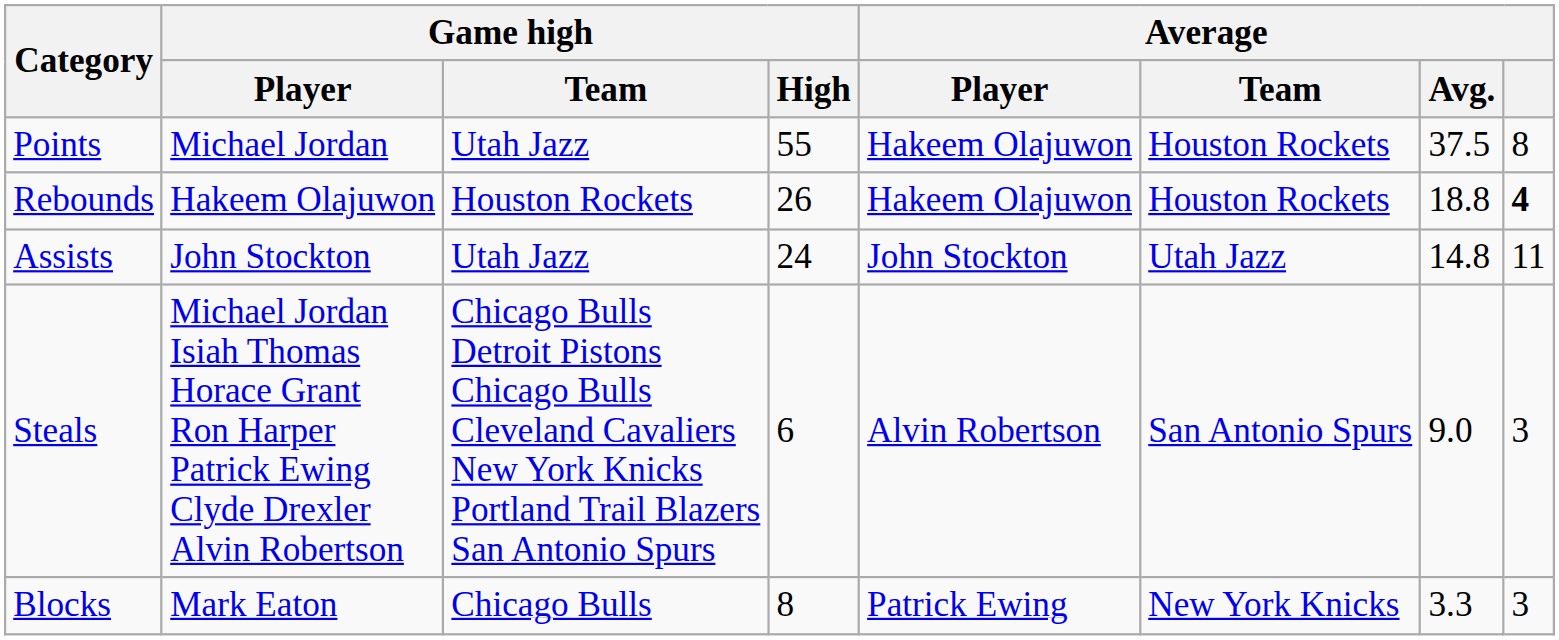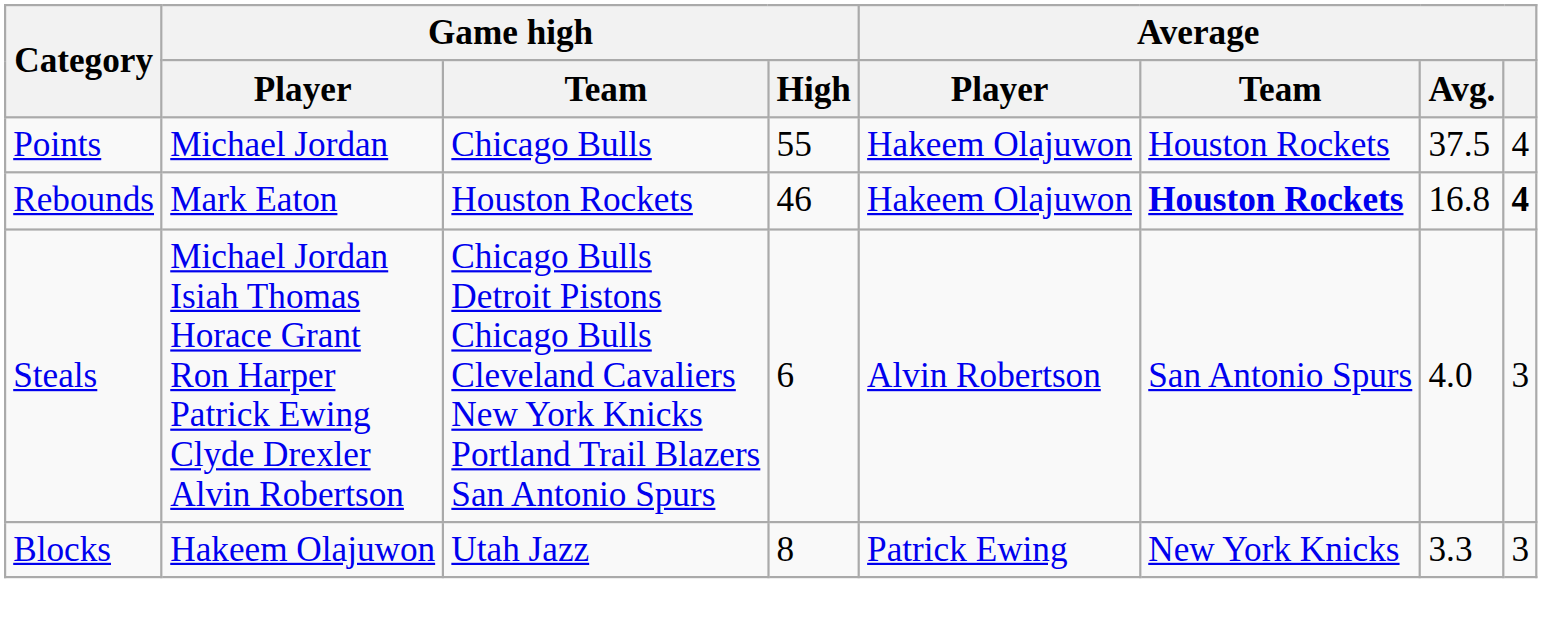(520, 144) Utah Jazz -> (552, 144) Chicago Bulls
(1520, 144) 8 -> (1520, 144) 4
(303, 199) Hakeem Olajuwon -> (254, 199) Mark Eaton
(794, 199) 26 -> (794, 199) 46
(1269, 199) normal -> (1276, 199) bold
(1459, 199) 18.8 -> (1459, 199) 16.8
- row: (63, 255)
(1450, 430) 9.0 -> (1450, 374) 4.0
(254, 604) Mark Eaton -> (303, 549) Hakeem Olajuwon
(552, 604) Chicago Bulls -> (520, 549) Utah Jazz
